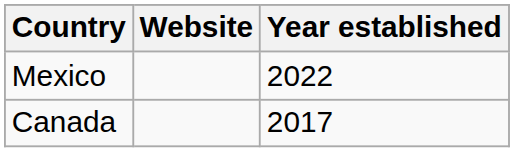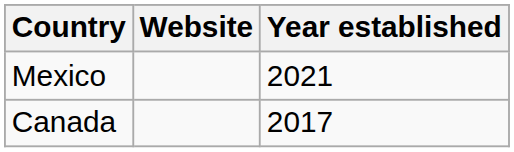(300, 75) 2022 -> (300, 75) 2021
